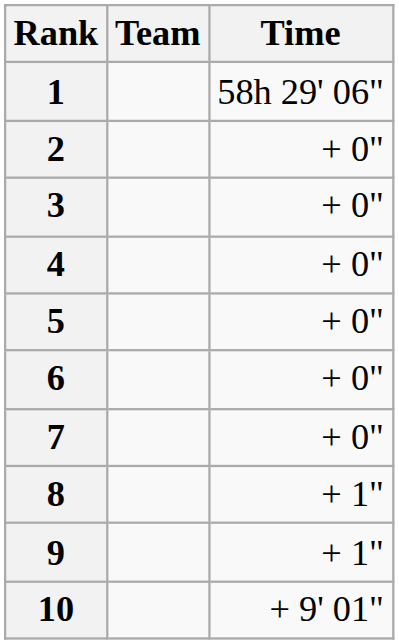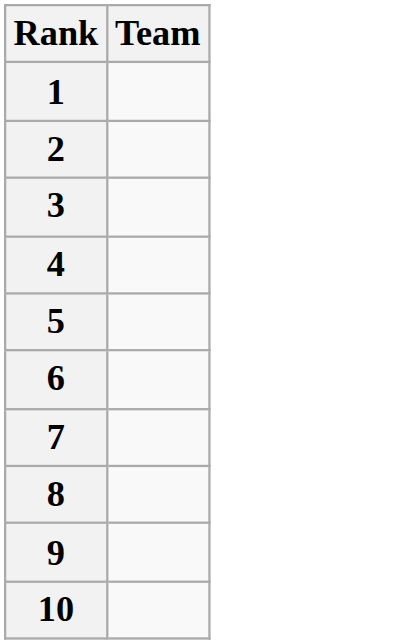- column: (301, 33)
